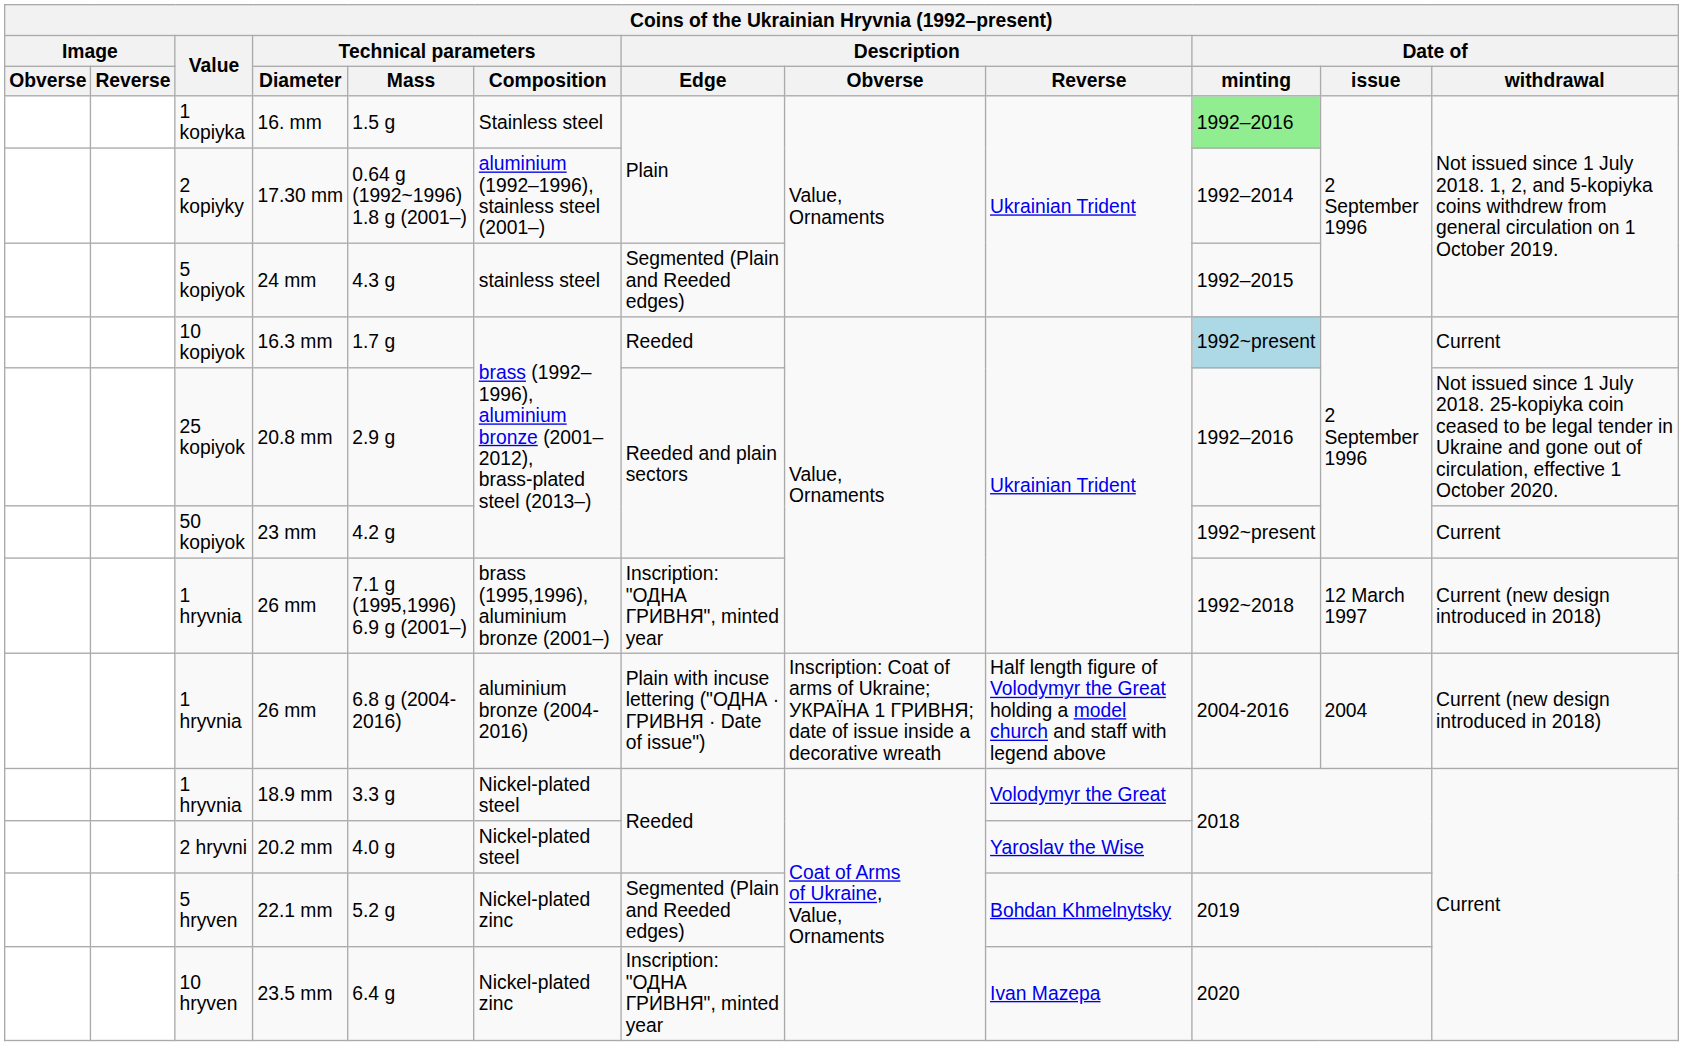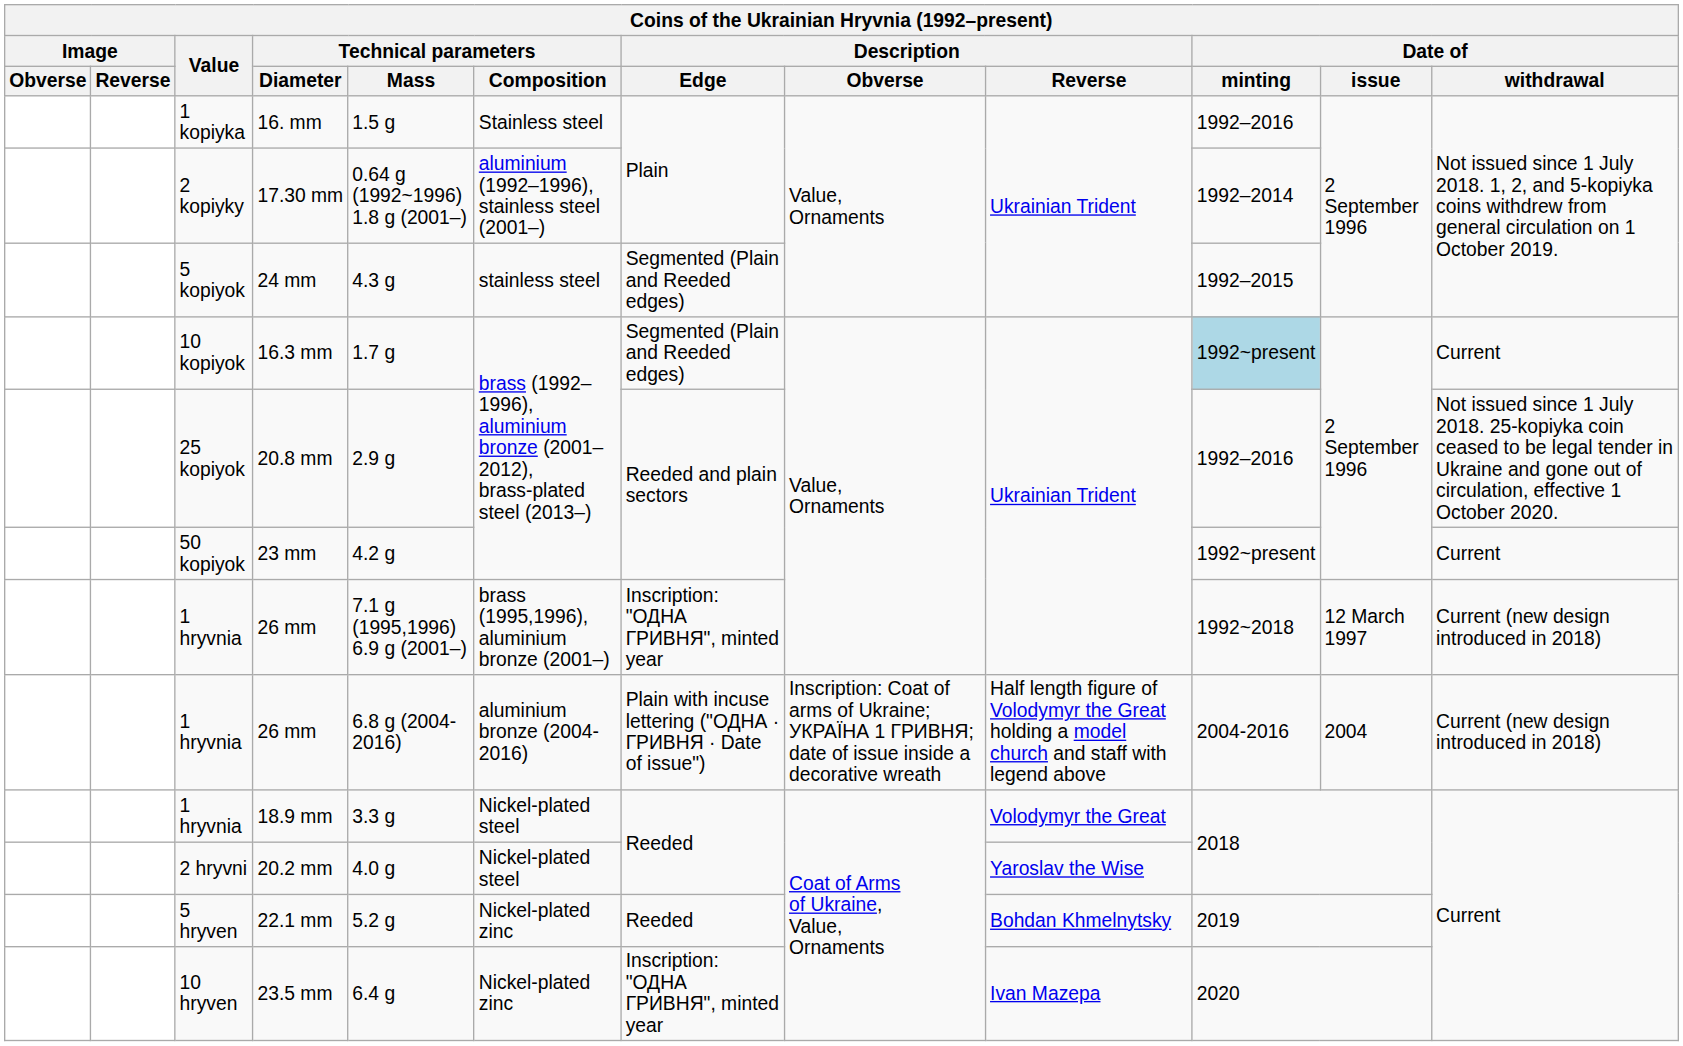(1245, 122) lightgreen background -> (1245, 122) no background
(659, 343) Reeded -> (702, 353) Segmented (Plain and Reeded edges)
(702, 910) Segmented (Plain and Reeded edges) -> (659, 920) Reeded
